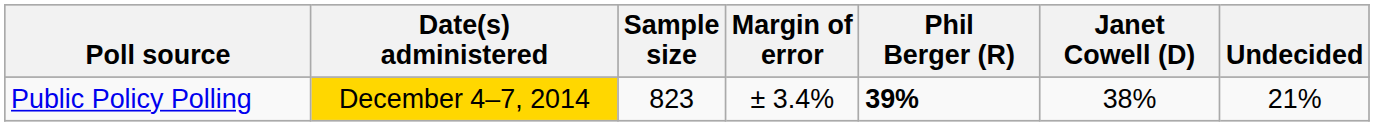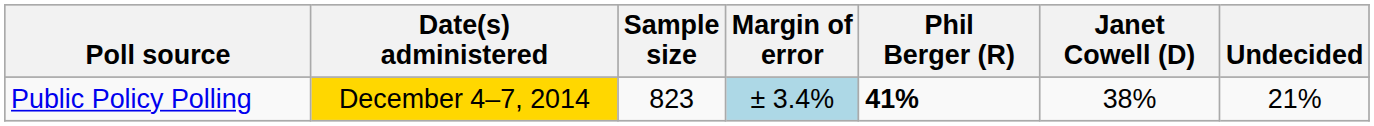(792, 98) no background -> (792, 98) lightblue background
(892, 98) 39% -> (892, 98) 41%
